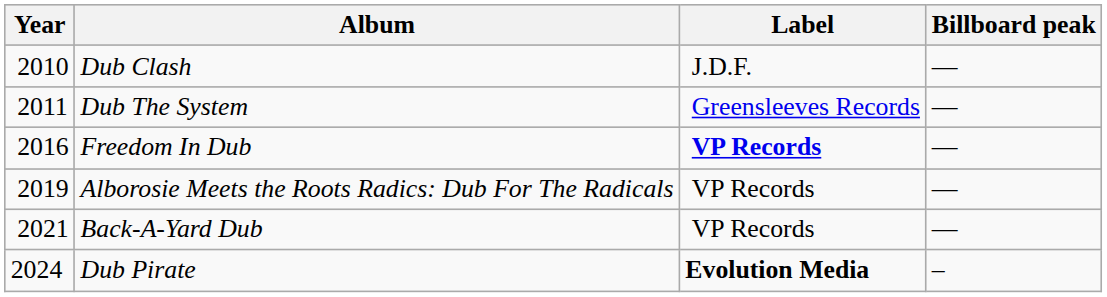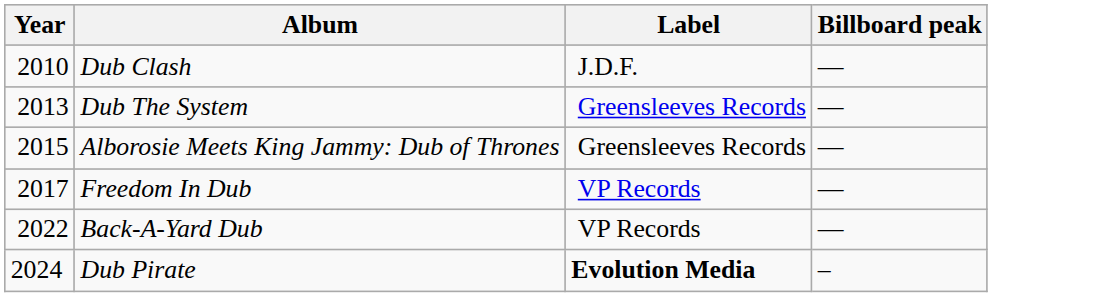(39, 106) 2011 -> (40, 106) 2013
+ row: (320, 147)
(40, 147) 2016 -> (40, 188) 2017
(753, 147) bold -> (636, 188) normal
- row: (377, 188)
(40, 229) 2021 -> (40, 229) 2022
